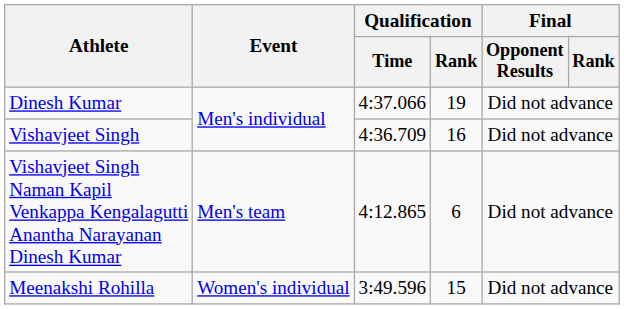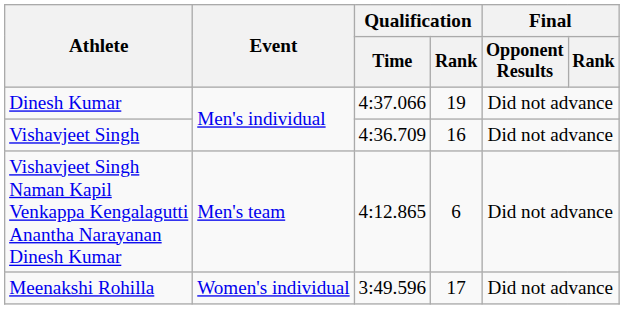(456, 288) 15 -> (456, 288) 17
